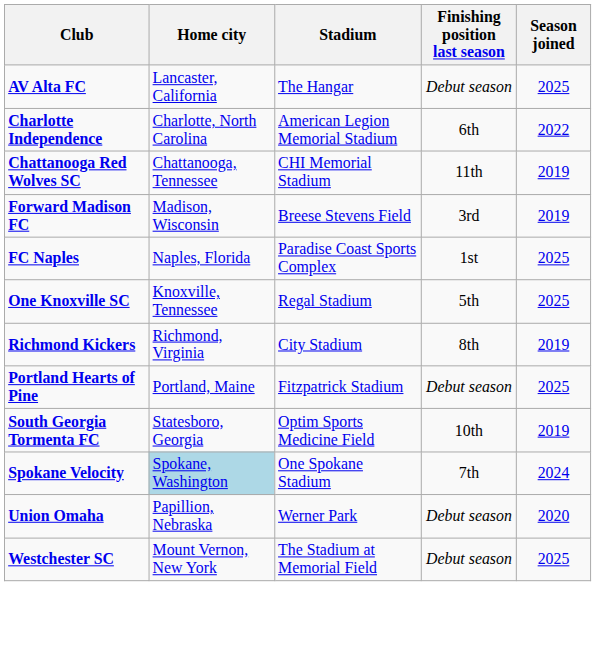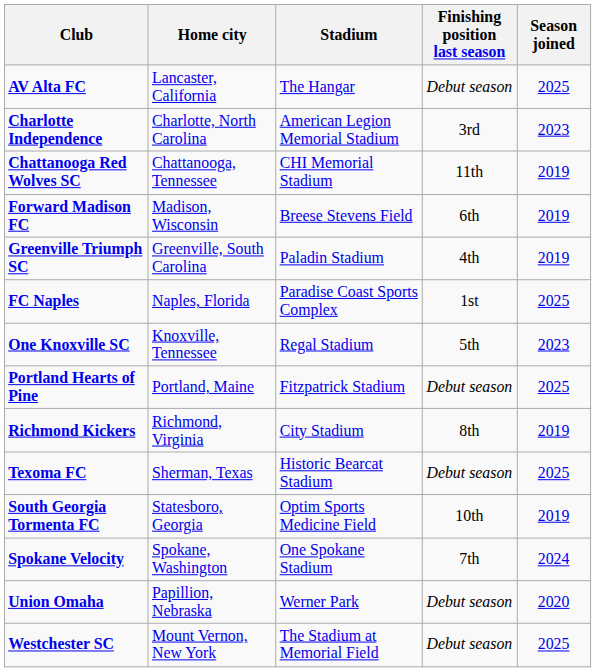(469, 129) 6th -> (469, 129) 3rd
(553, 129) 2022 -> (554, 129) 2023
(469, 215) 3rd -> (469, 215) 6th
+ row: (75, 258)
(553, 301) 2025 -> (554, 344) 2023
rows swapped: (71, 387) <-> (72, 344)
+ row: (47, 473)
(190, 473) lightblue background -> (190, 559) no background
